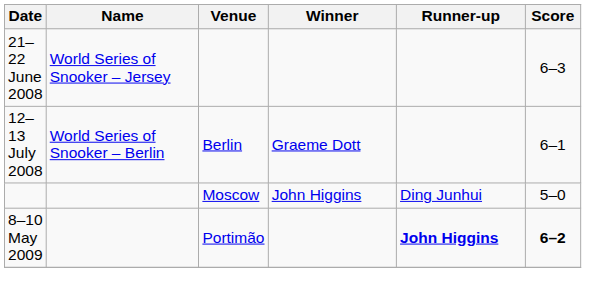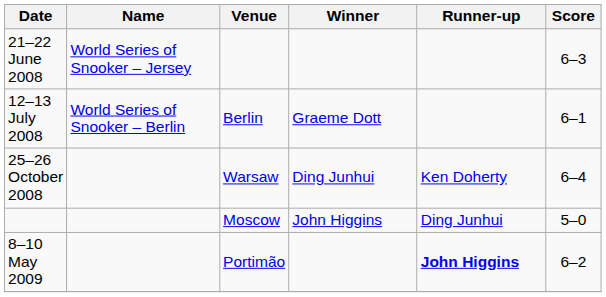+ row: (36, 177)
(553, 237) bold -> (573, 262) normal
